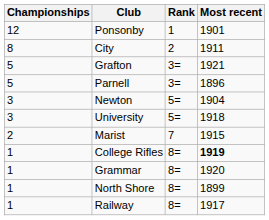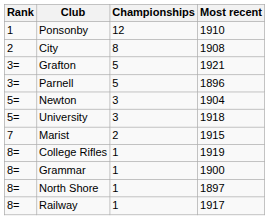columns swapped: (181, 13) <-> (48, 13)
(212, 30) 1901 -> (212, 30) 1910
(212, 48) 1911 -> (212, 48) 1908
(212, 153) bold -> (212, 153) normal
(212, 170) 1920 -> (212, 170) 1900
(212, 188) 1899 -> (212, 188) 1897
